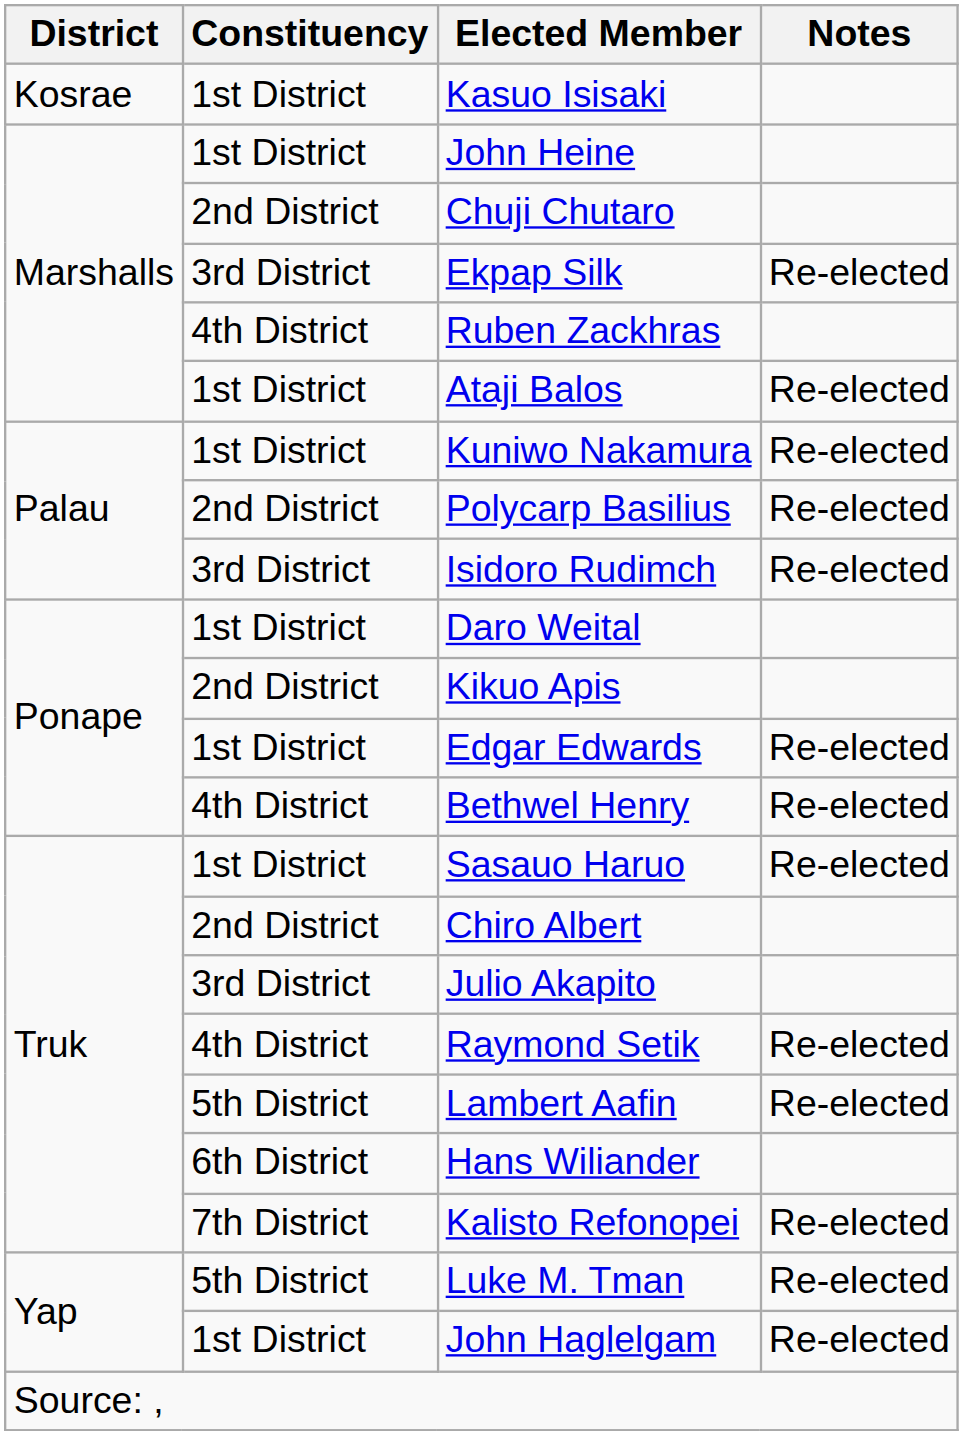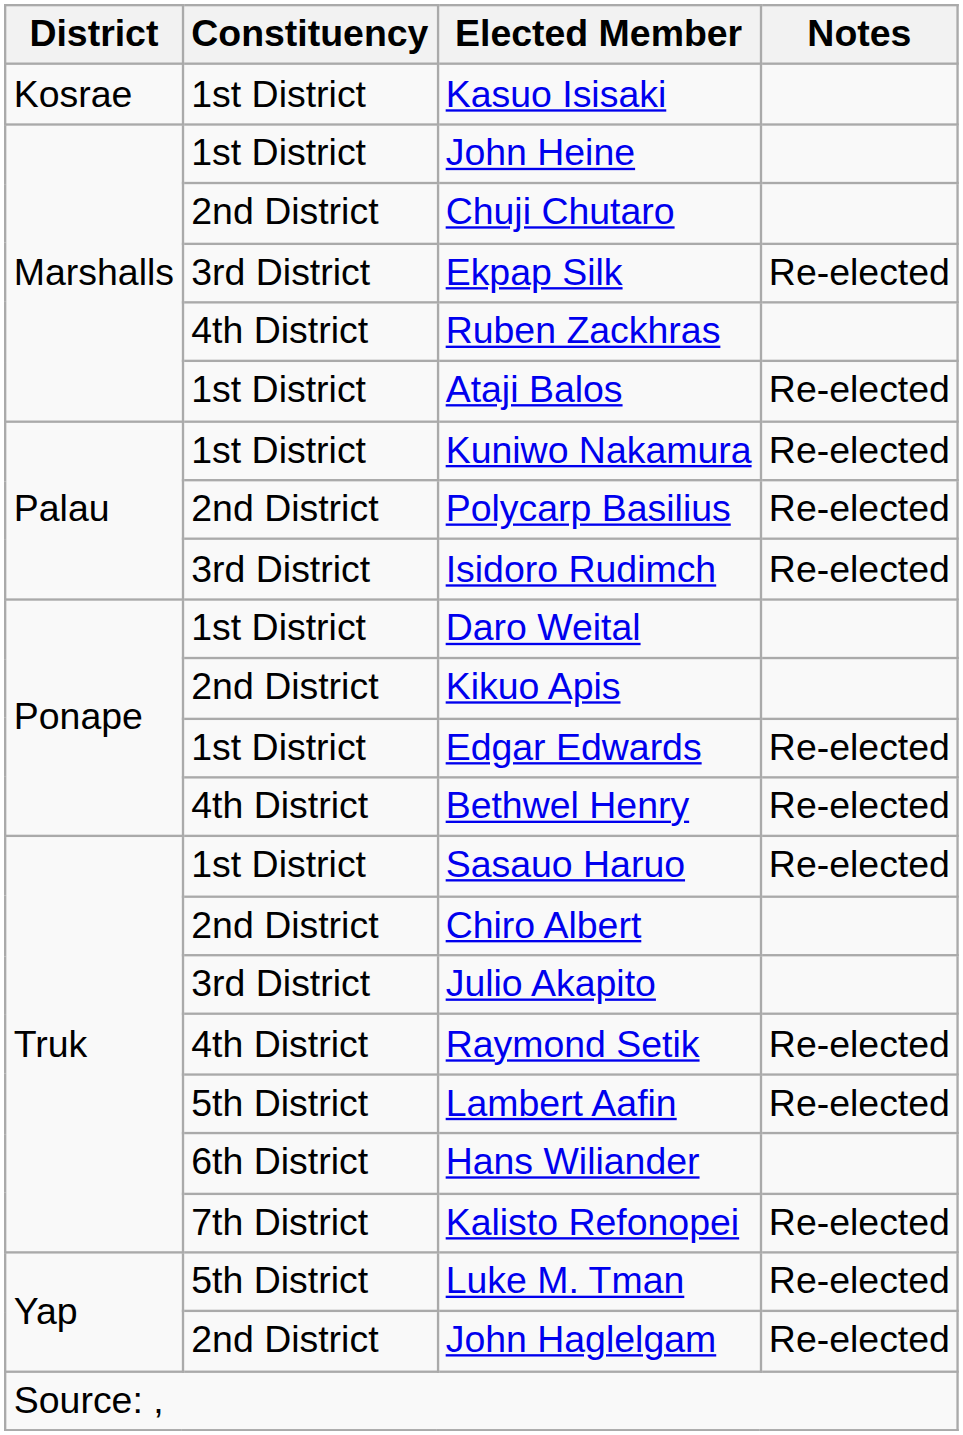(279, 1340) 1st District -> (285, 1340) 2nd District
